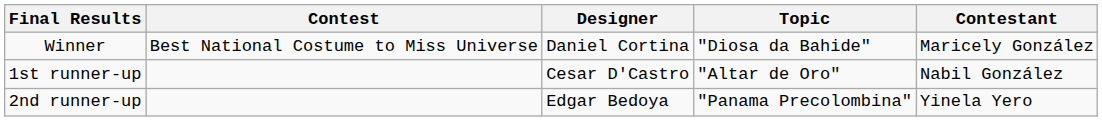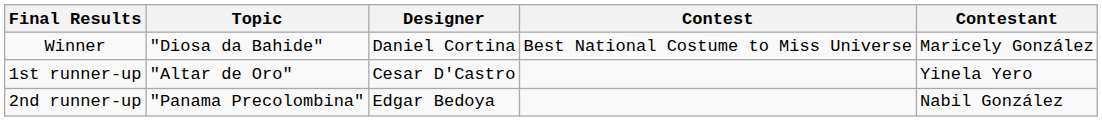columns swapped: (344, 19) <-> (805, 19)
(992, 74) Nabil González -> (976, 74) Yinela Yero
(976, 102) Yinela Yero -> (992, 102) Nabil González
